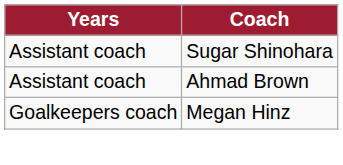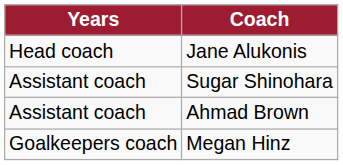+ row: (247, 50)
